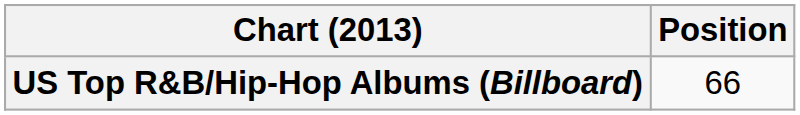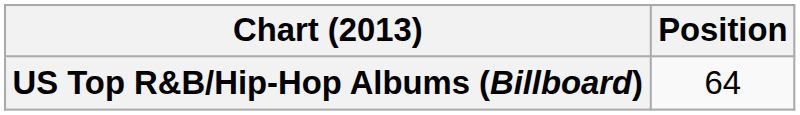(723, 82) 66 -> (723, 82) 64
